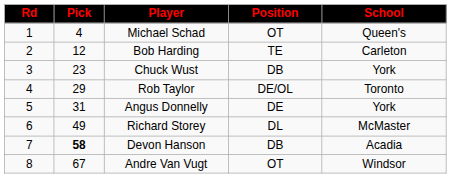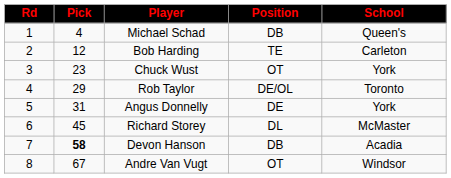(275, 32) OT -> (275, 32) DB
(275, 70) DB -> (275, 70) OT
(79, 126) 49 -> (79, 126) 45
